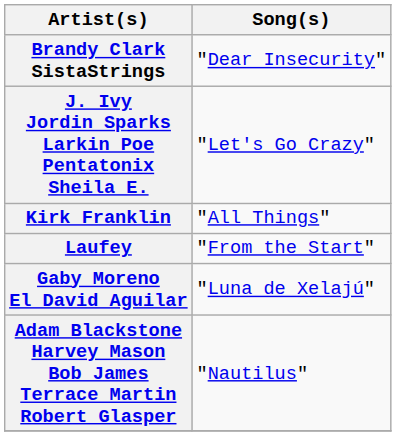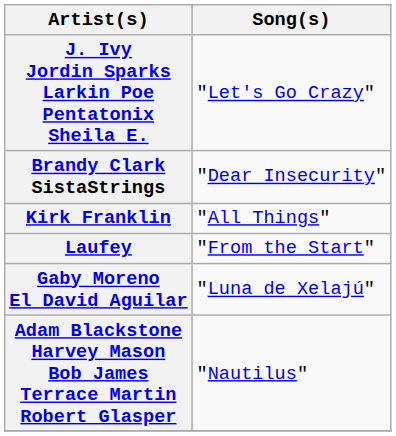rows swapped: (98, 145) <-> (98, 61)
